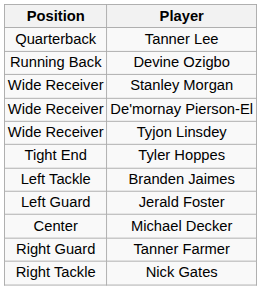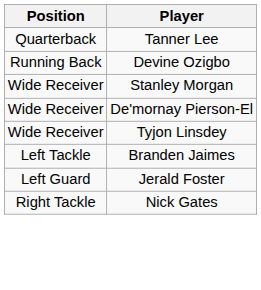- row: (182, 156)
- row: (182, 226)
- row: (182, 249)
